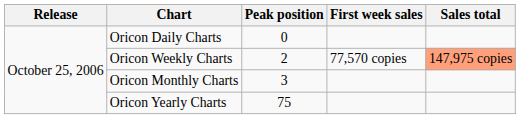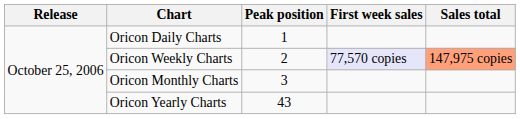(284, 37) 0 -> (284, 37) 1
(368, 59) no background -> (368, 59) lavender background
(284, 102) 75 -> (284, 102) 43
